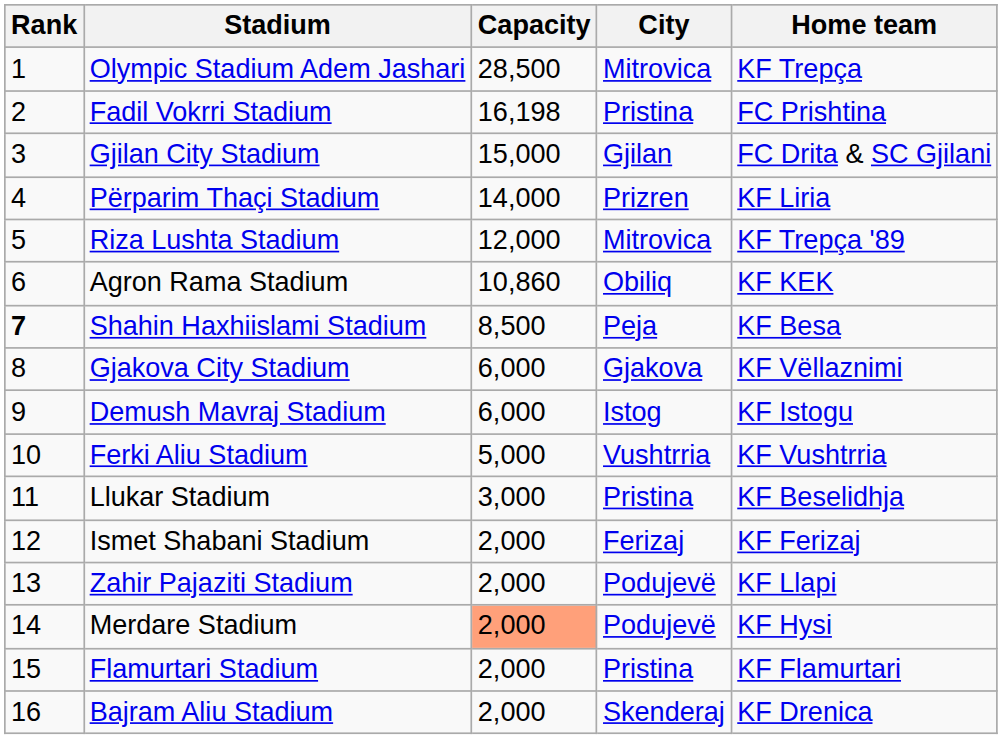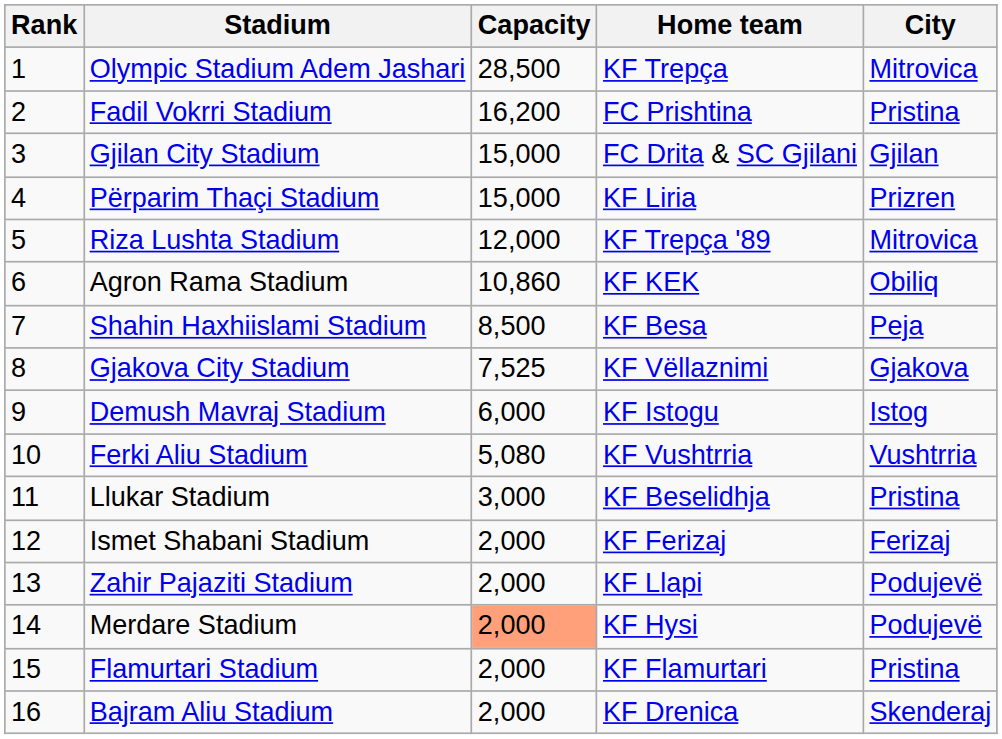columns swapped: (664, 25) <-> (864, 25)
(519, 111) 16,198 -> (519, 111) 16,200
(519, 197) 14,000 -> (519, 197) 15,000
(19, 326) bold -> (19, 326) normal
(512, 369) 6,000 -> (512, 369) 7,525
(512, 454) 5,000 -> (512, 454) 5,080
